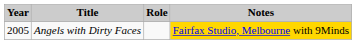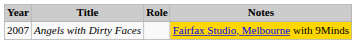(18, 30) 2005 -> (18, 30) 2007
